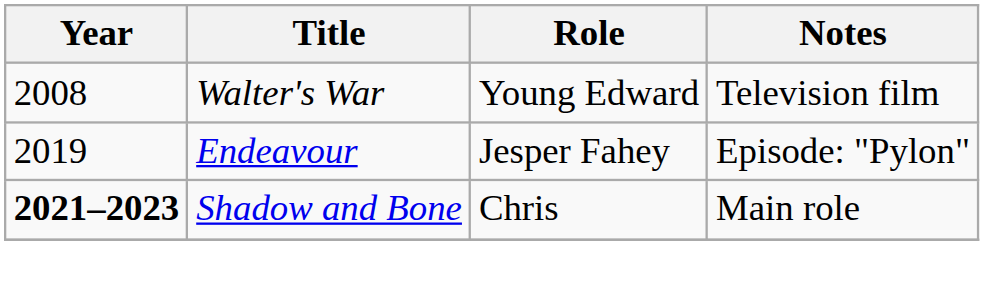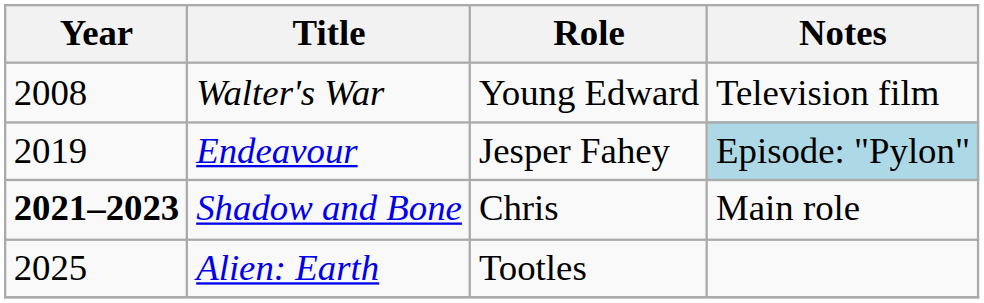(843, 150) no background -> (843, 150) lightblue background
+ row: (288, 267)
